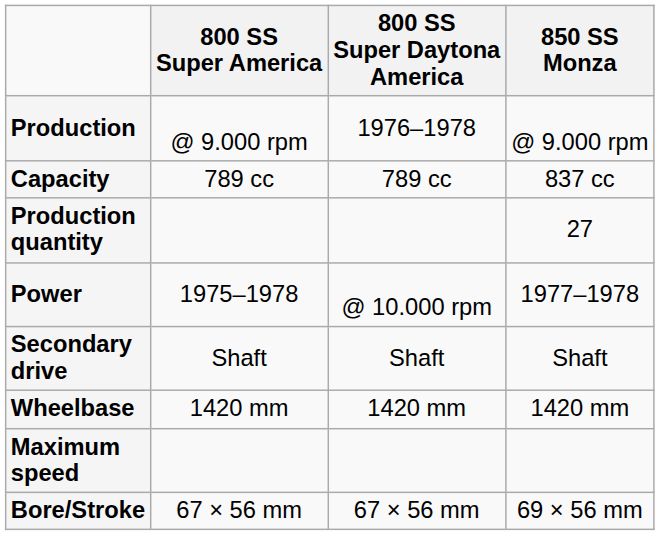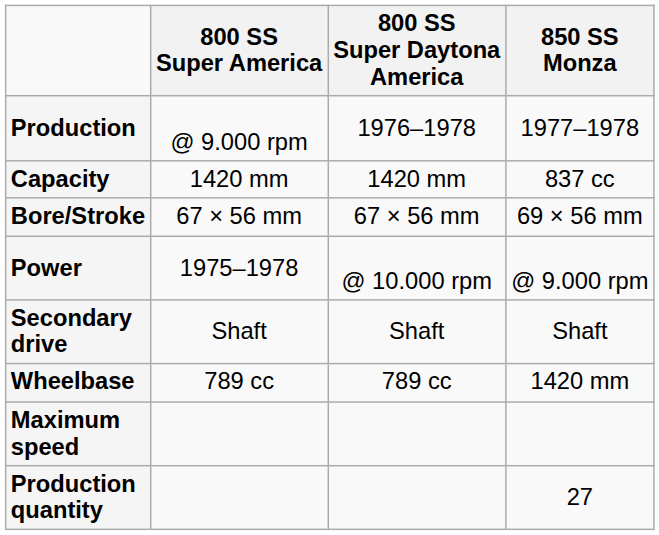(580, 141) @ 9.000 rpm -> (580, 128) 1977–1978
(239, 178) 789 cc -> (239, 178) 1420 mm
(417, 178) 789 cc -> (417, 178) 1420 mm
rows swapped: (78, 510) <-> (73, 229)
(580, 294) 1977–1978 -> (580, 280) @ 9.000 rpm
(239, 409) 1420 mm -> (239, 382) 789 cc
(417, 409) 1420 mm -> (417, 382) 789 cc
